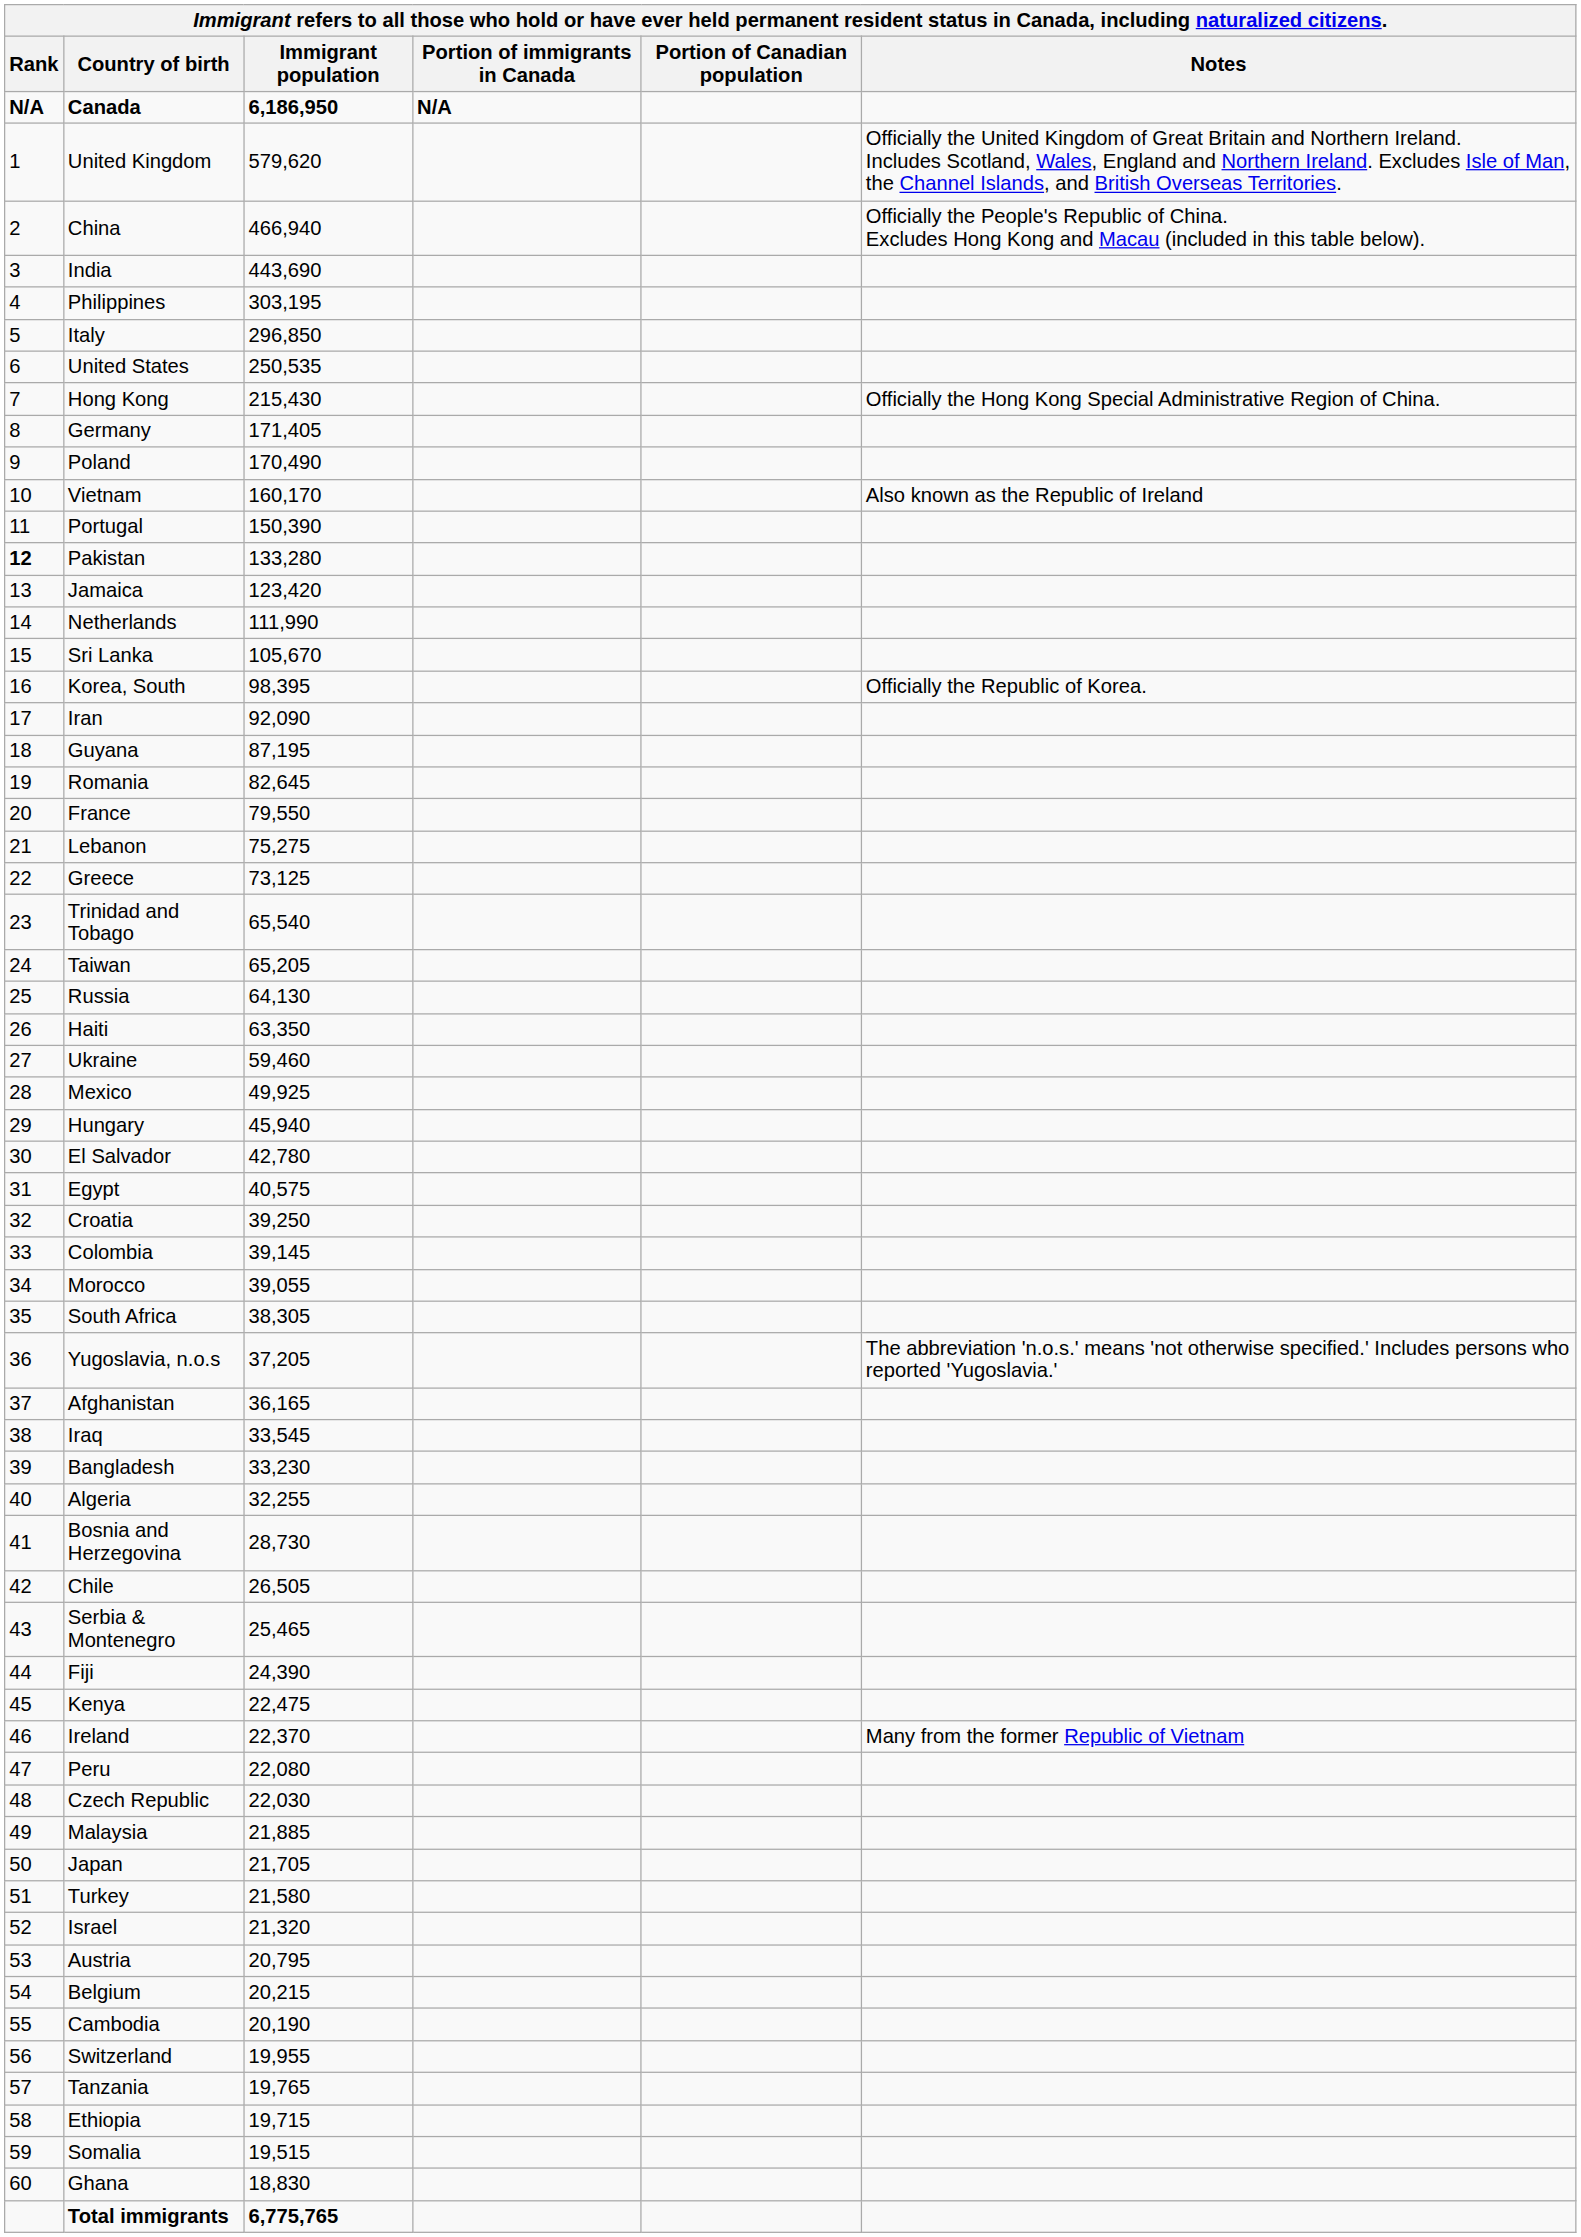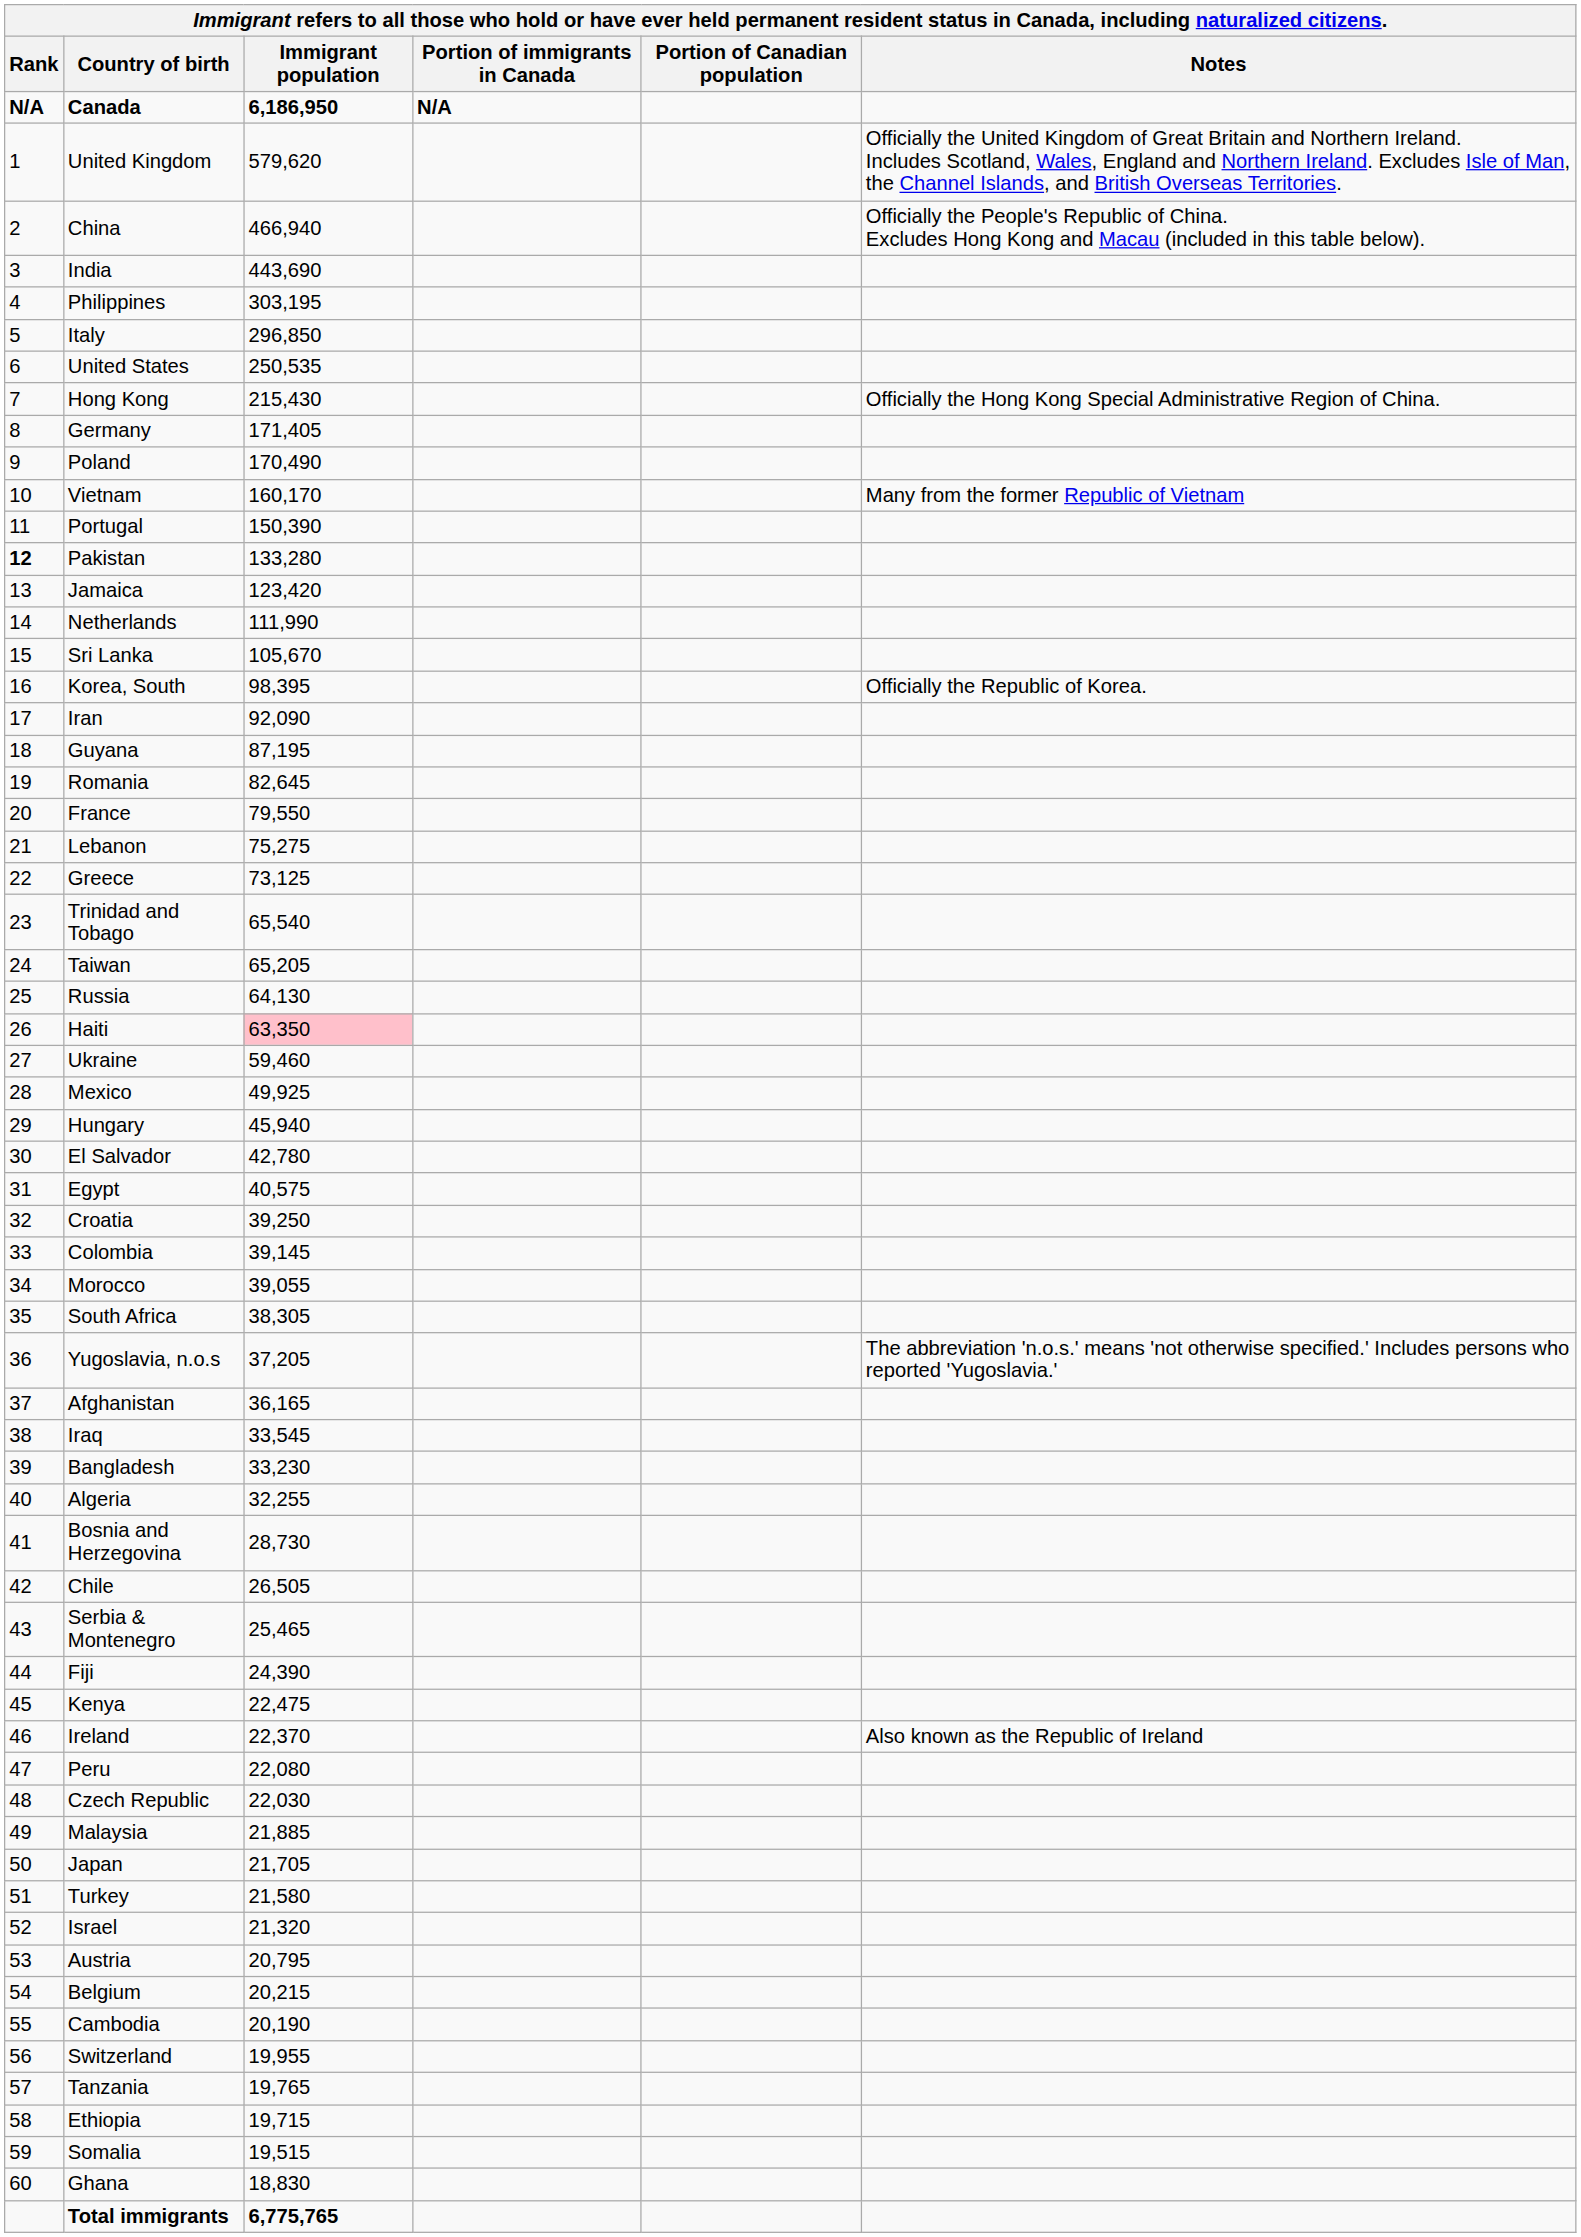(1035, 494) Also known as the Republic of Ireland -> (1055, 494) Many from the former Republic of Vietnam
(279, 1029) no background -> (279, 1029) pink background
(1055, 1736) Many from the former Republic of Vietnam -> (1035, 1736) Also known as the Republic of Ireland
